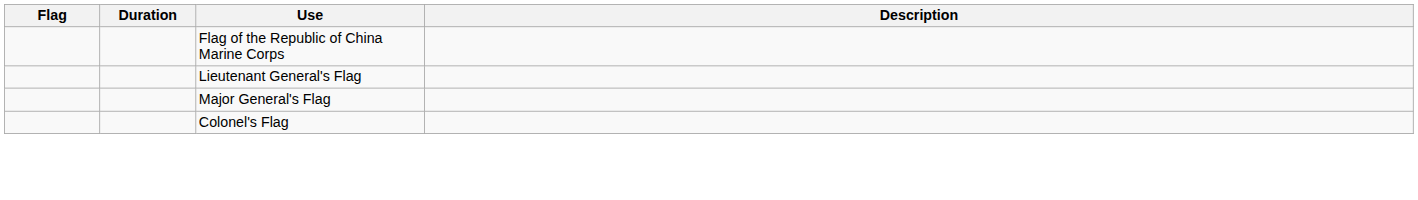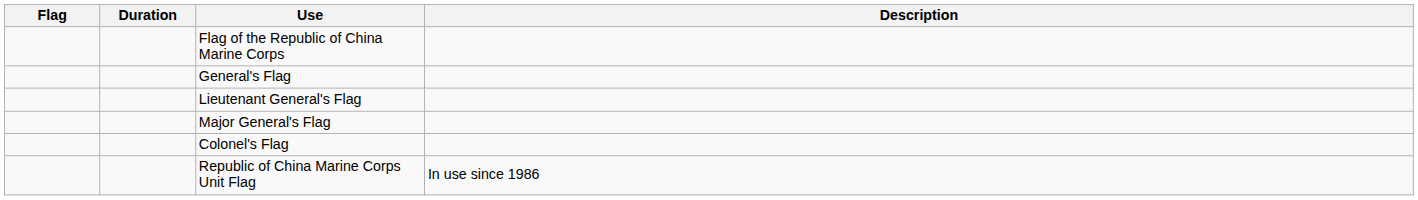+ row: (245, 76)
+ row: (300, 175)
